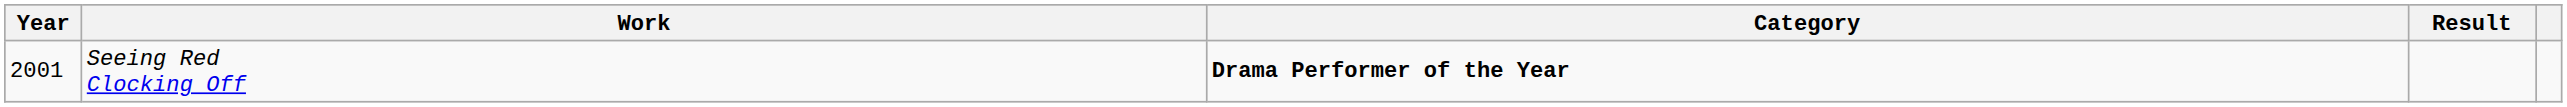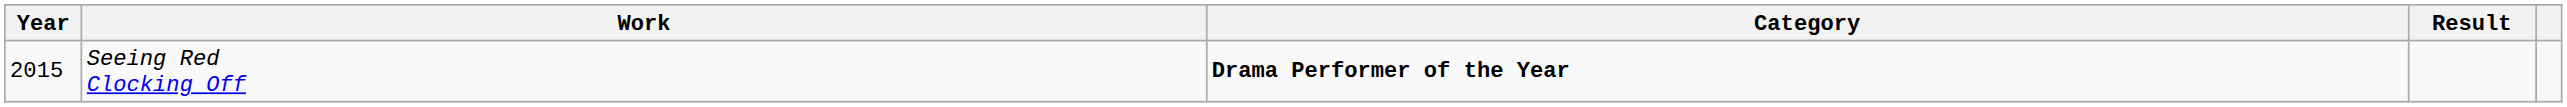(37, 72) 2001 -> (37, 72) 2015
